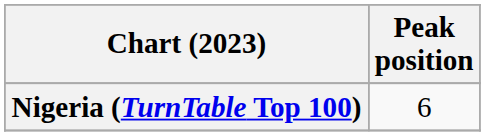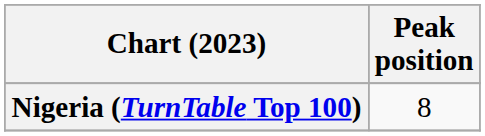(424, 106) 6 -> (424, 106) 8
